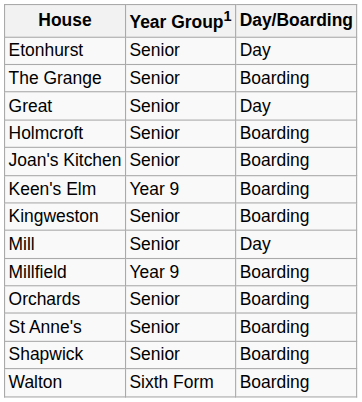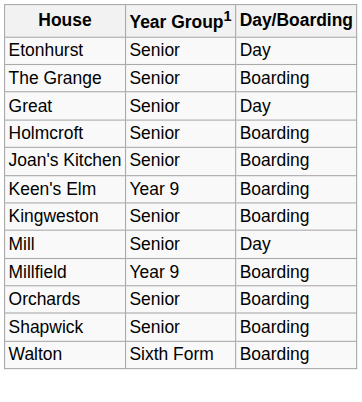- row: (45, 327)
